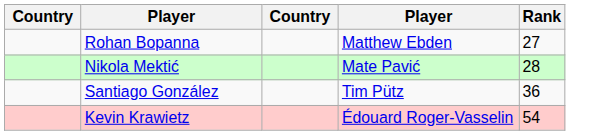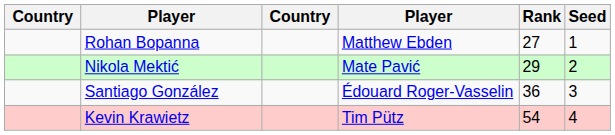+ column: (587, 17)
(531, 67) 28 -> (531, 67) 29
(373, 92) Tim Pütz -> (428, 92) Édouard Roger-Vasselin
(428, 117) Édouard Roger-Vasselin -> (373, 117) Tim Pütz
